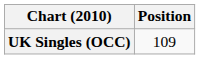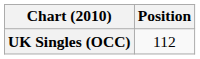(164, 41) 109 -> (164, 41) 112
